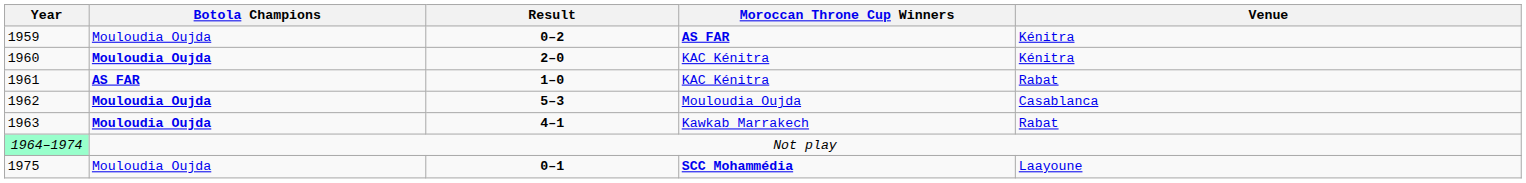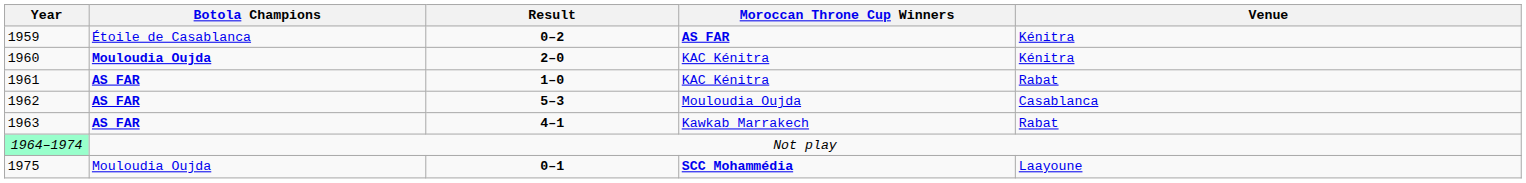(152, 37) Mouloudia Oujda -> (171, 37) Étoile de Casablanca
(152, 102) Mouloudia Oujda -> (116, 102) AS FAR
(152, 123) Mouloudia Oujda -> (116, 123) AS FAR
